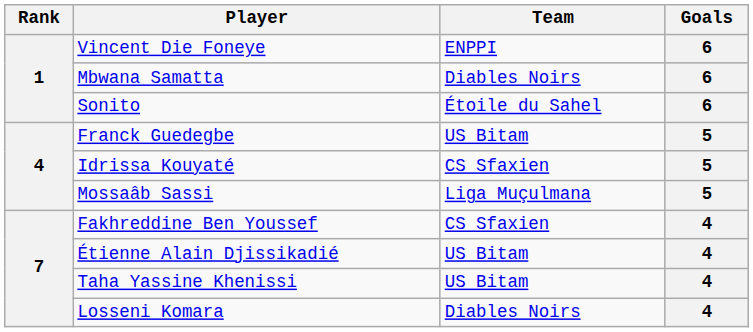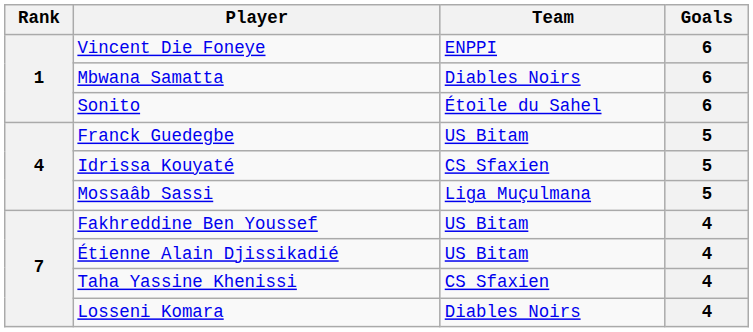(497, 224) CS Sfaxien -> (487, 224) US Bitam
(487, 283) US Bitam -> (497, 283) CS Sfaxien
